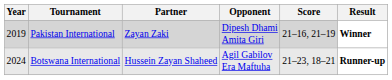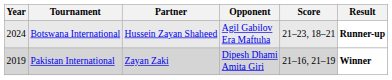rows swapped: (73, 34) <-> (75, 61)
